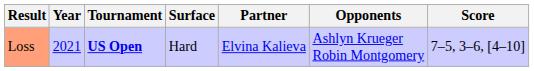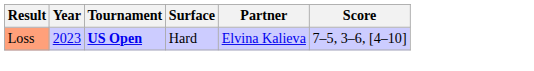- column: (368, 15)
(67, 46) 2021 -> (67, 38) 2023
